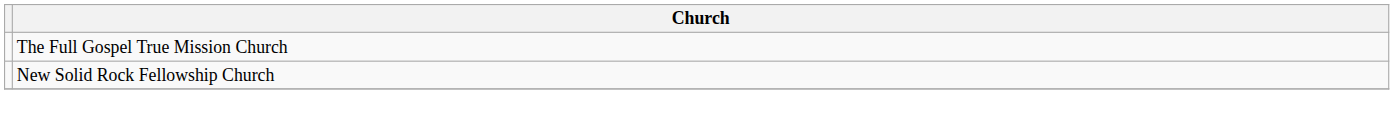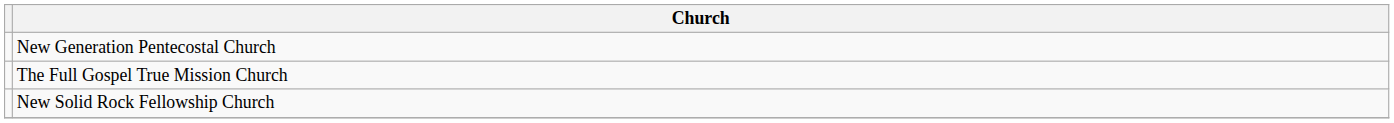+ row: (146, 46)
